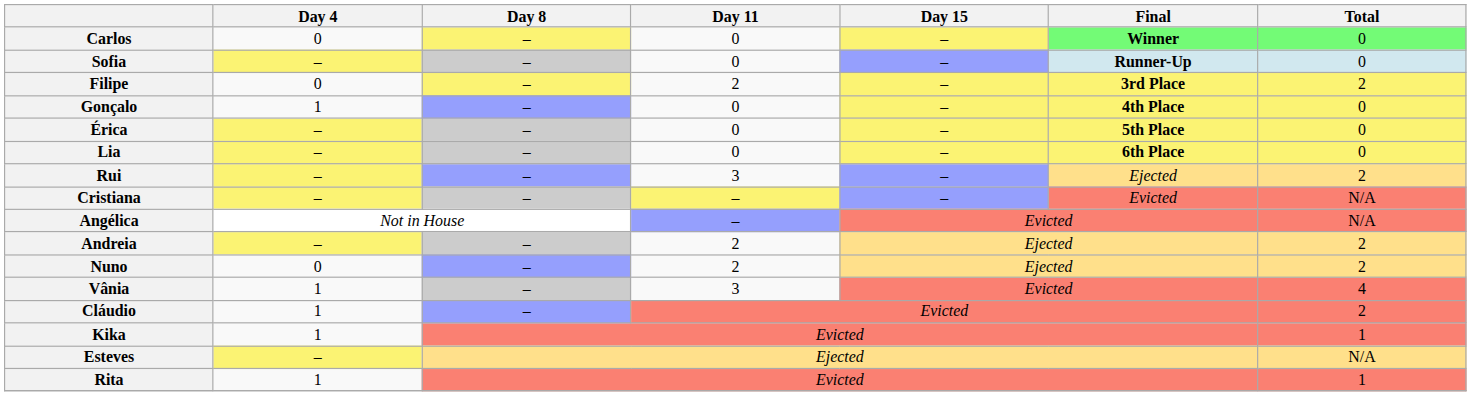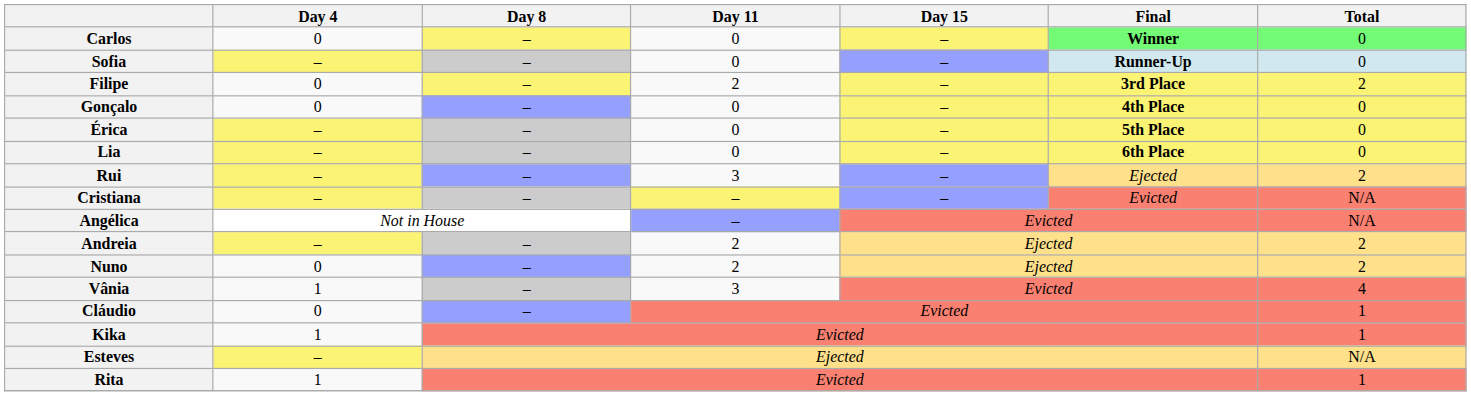(318, 107) 1 -> (318, 107) 0
(318, 311) 1 -> (318, 311) 0
(1362, 311) 2 -> (1362, 311) 1
